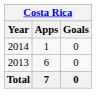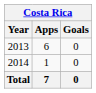rows swapped: (18, 63) <-> (18, 46)
